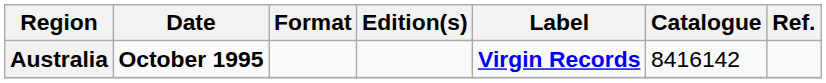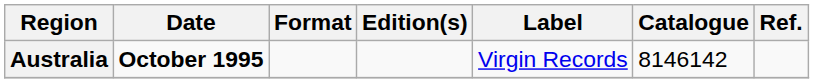(559, 58) bold -> (553, 58) normal
(696, 58) 8416142 -> (683, 58) 8146142
